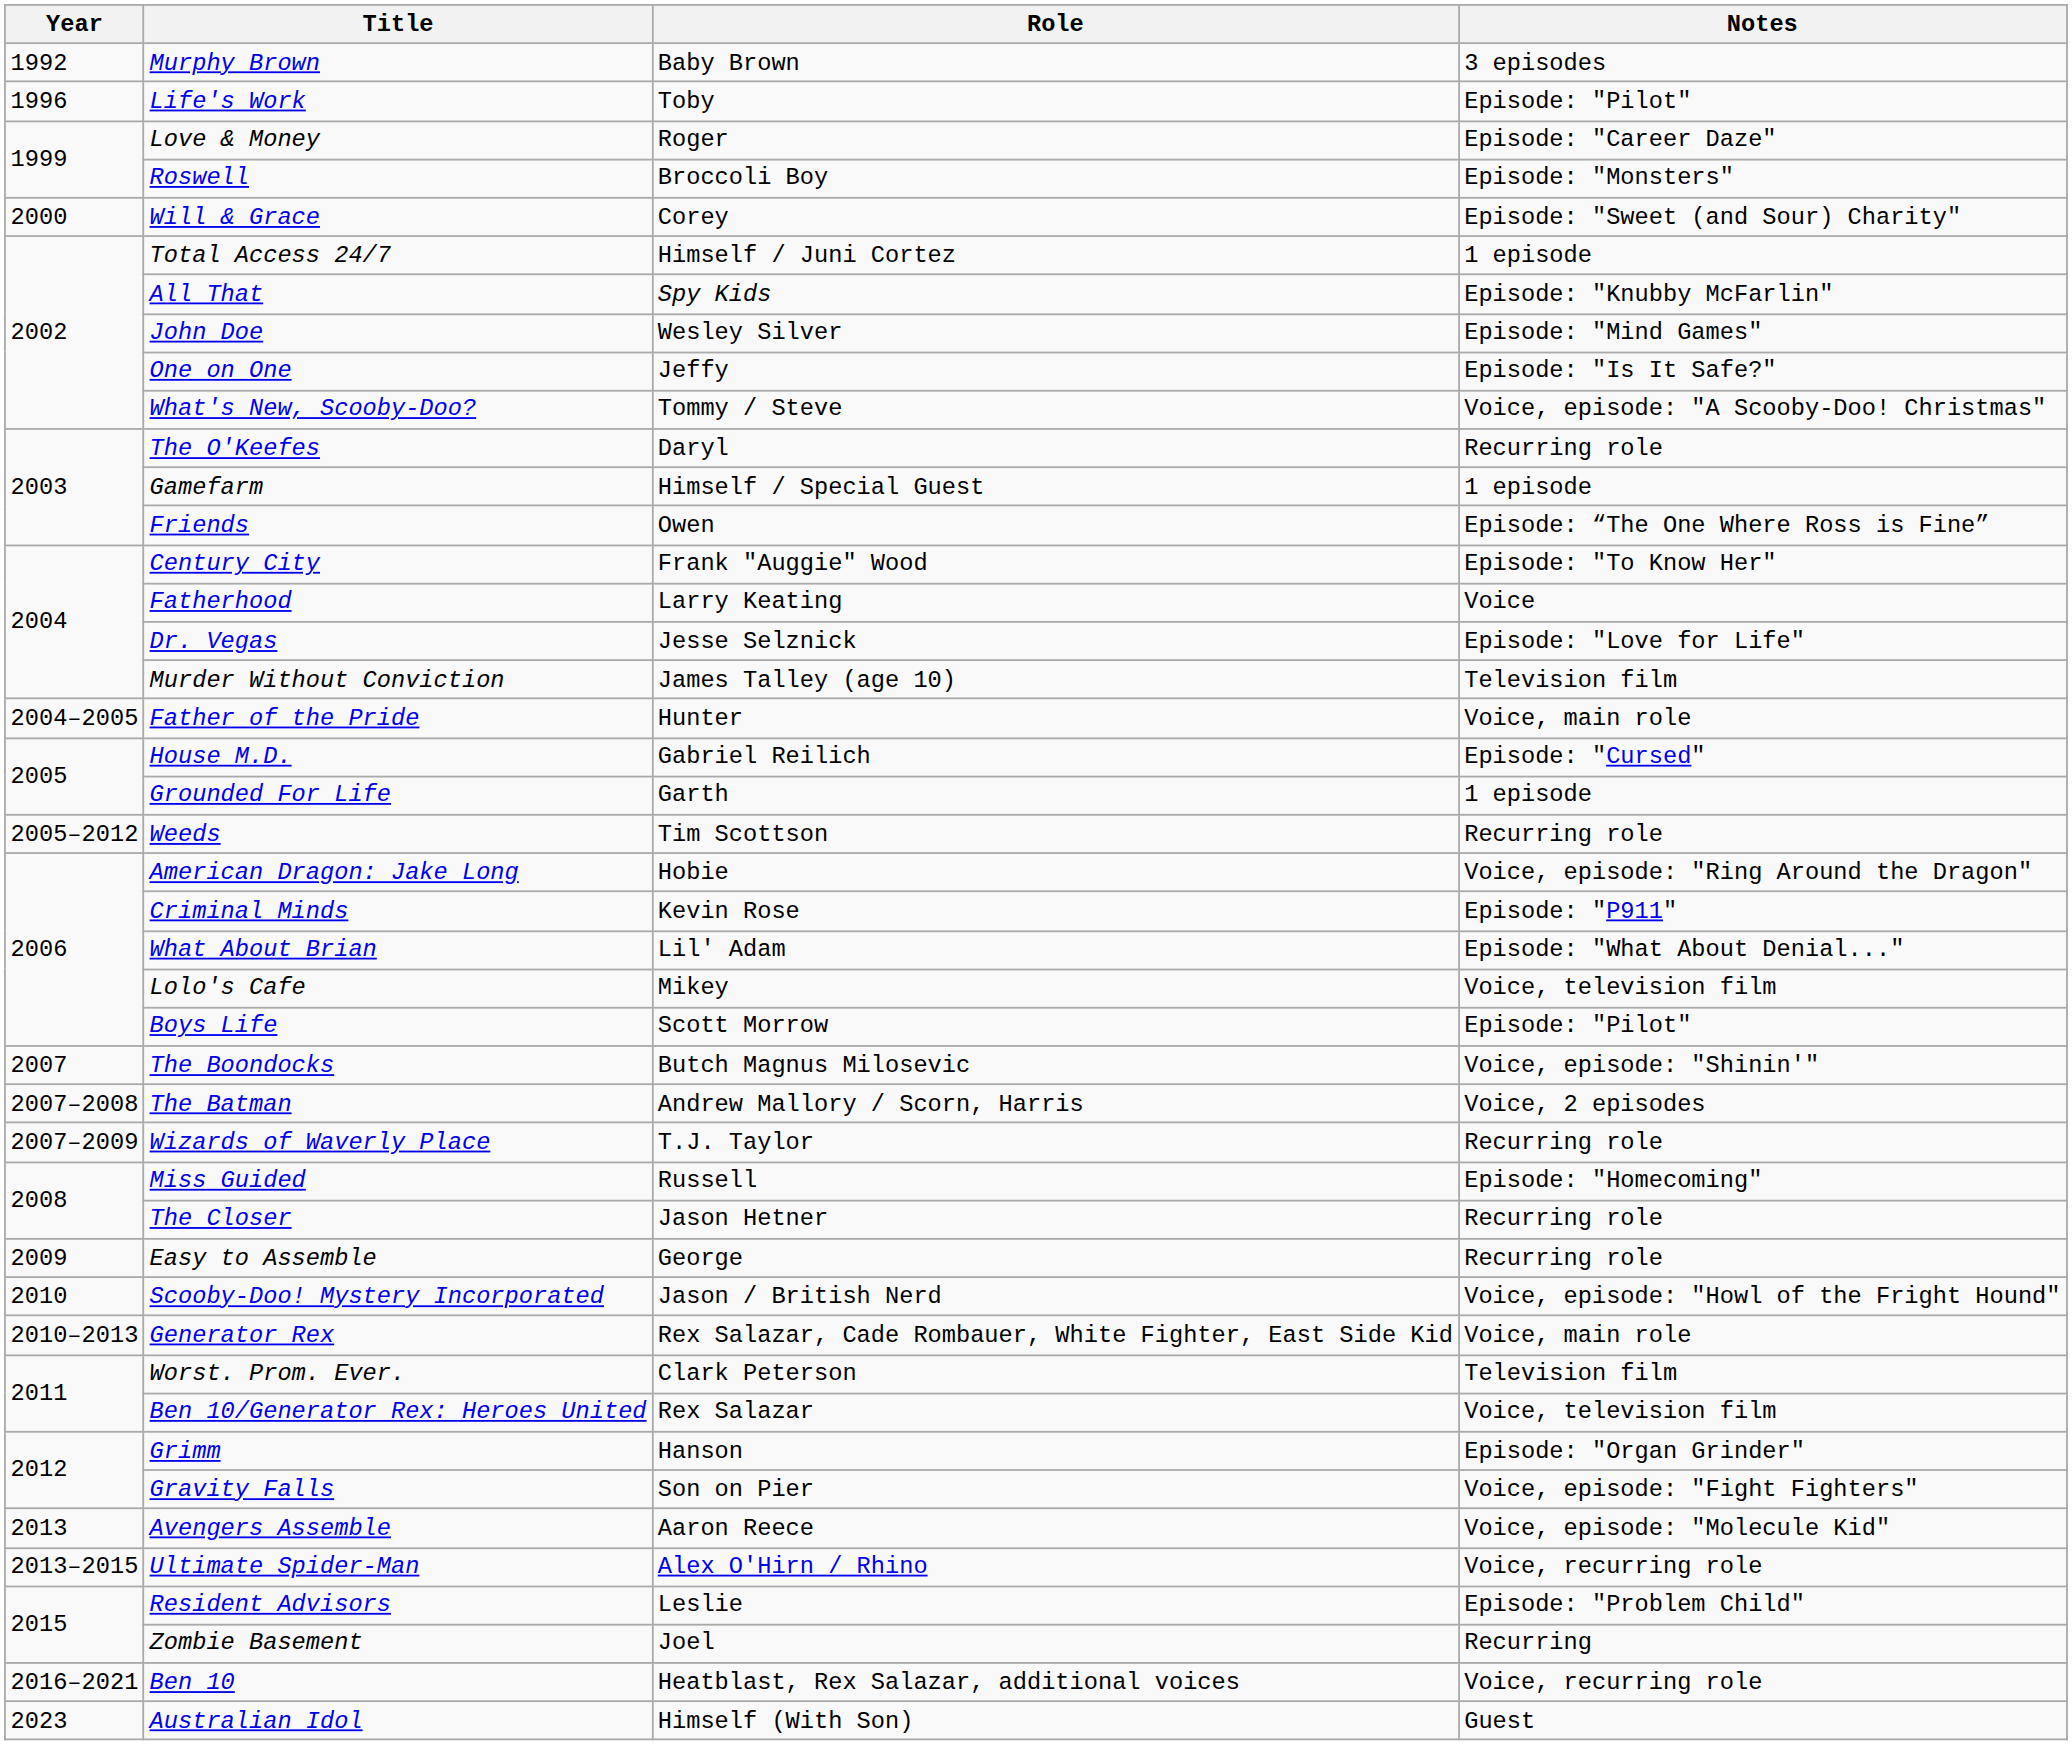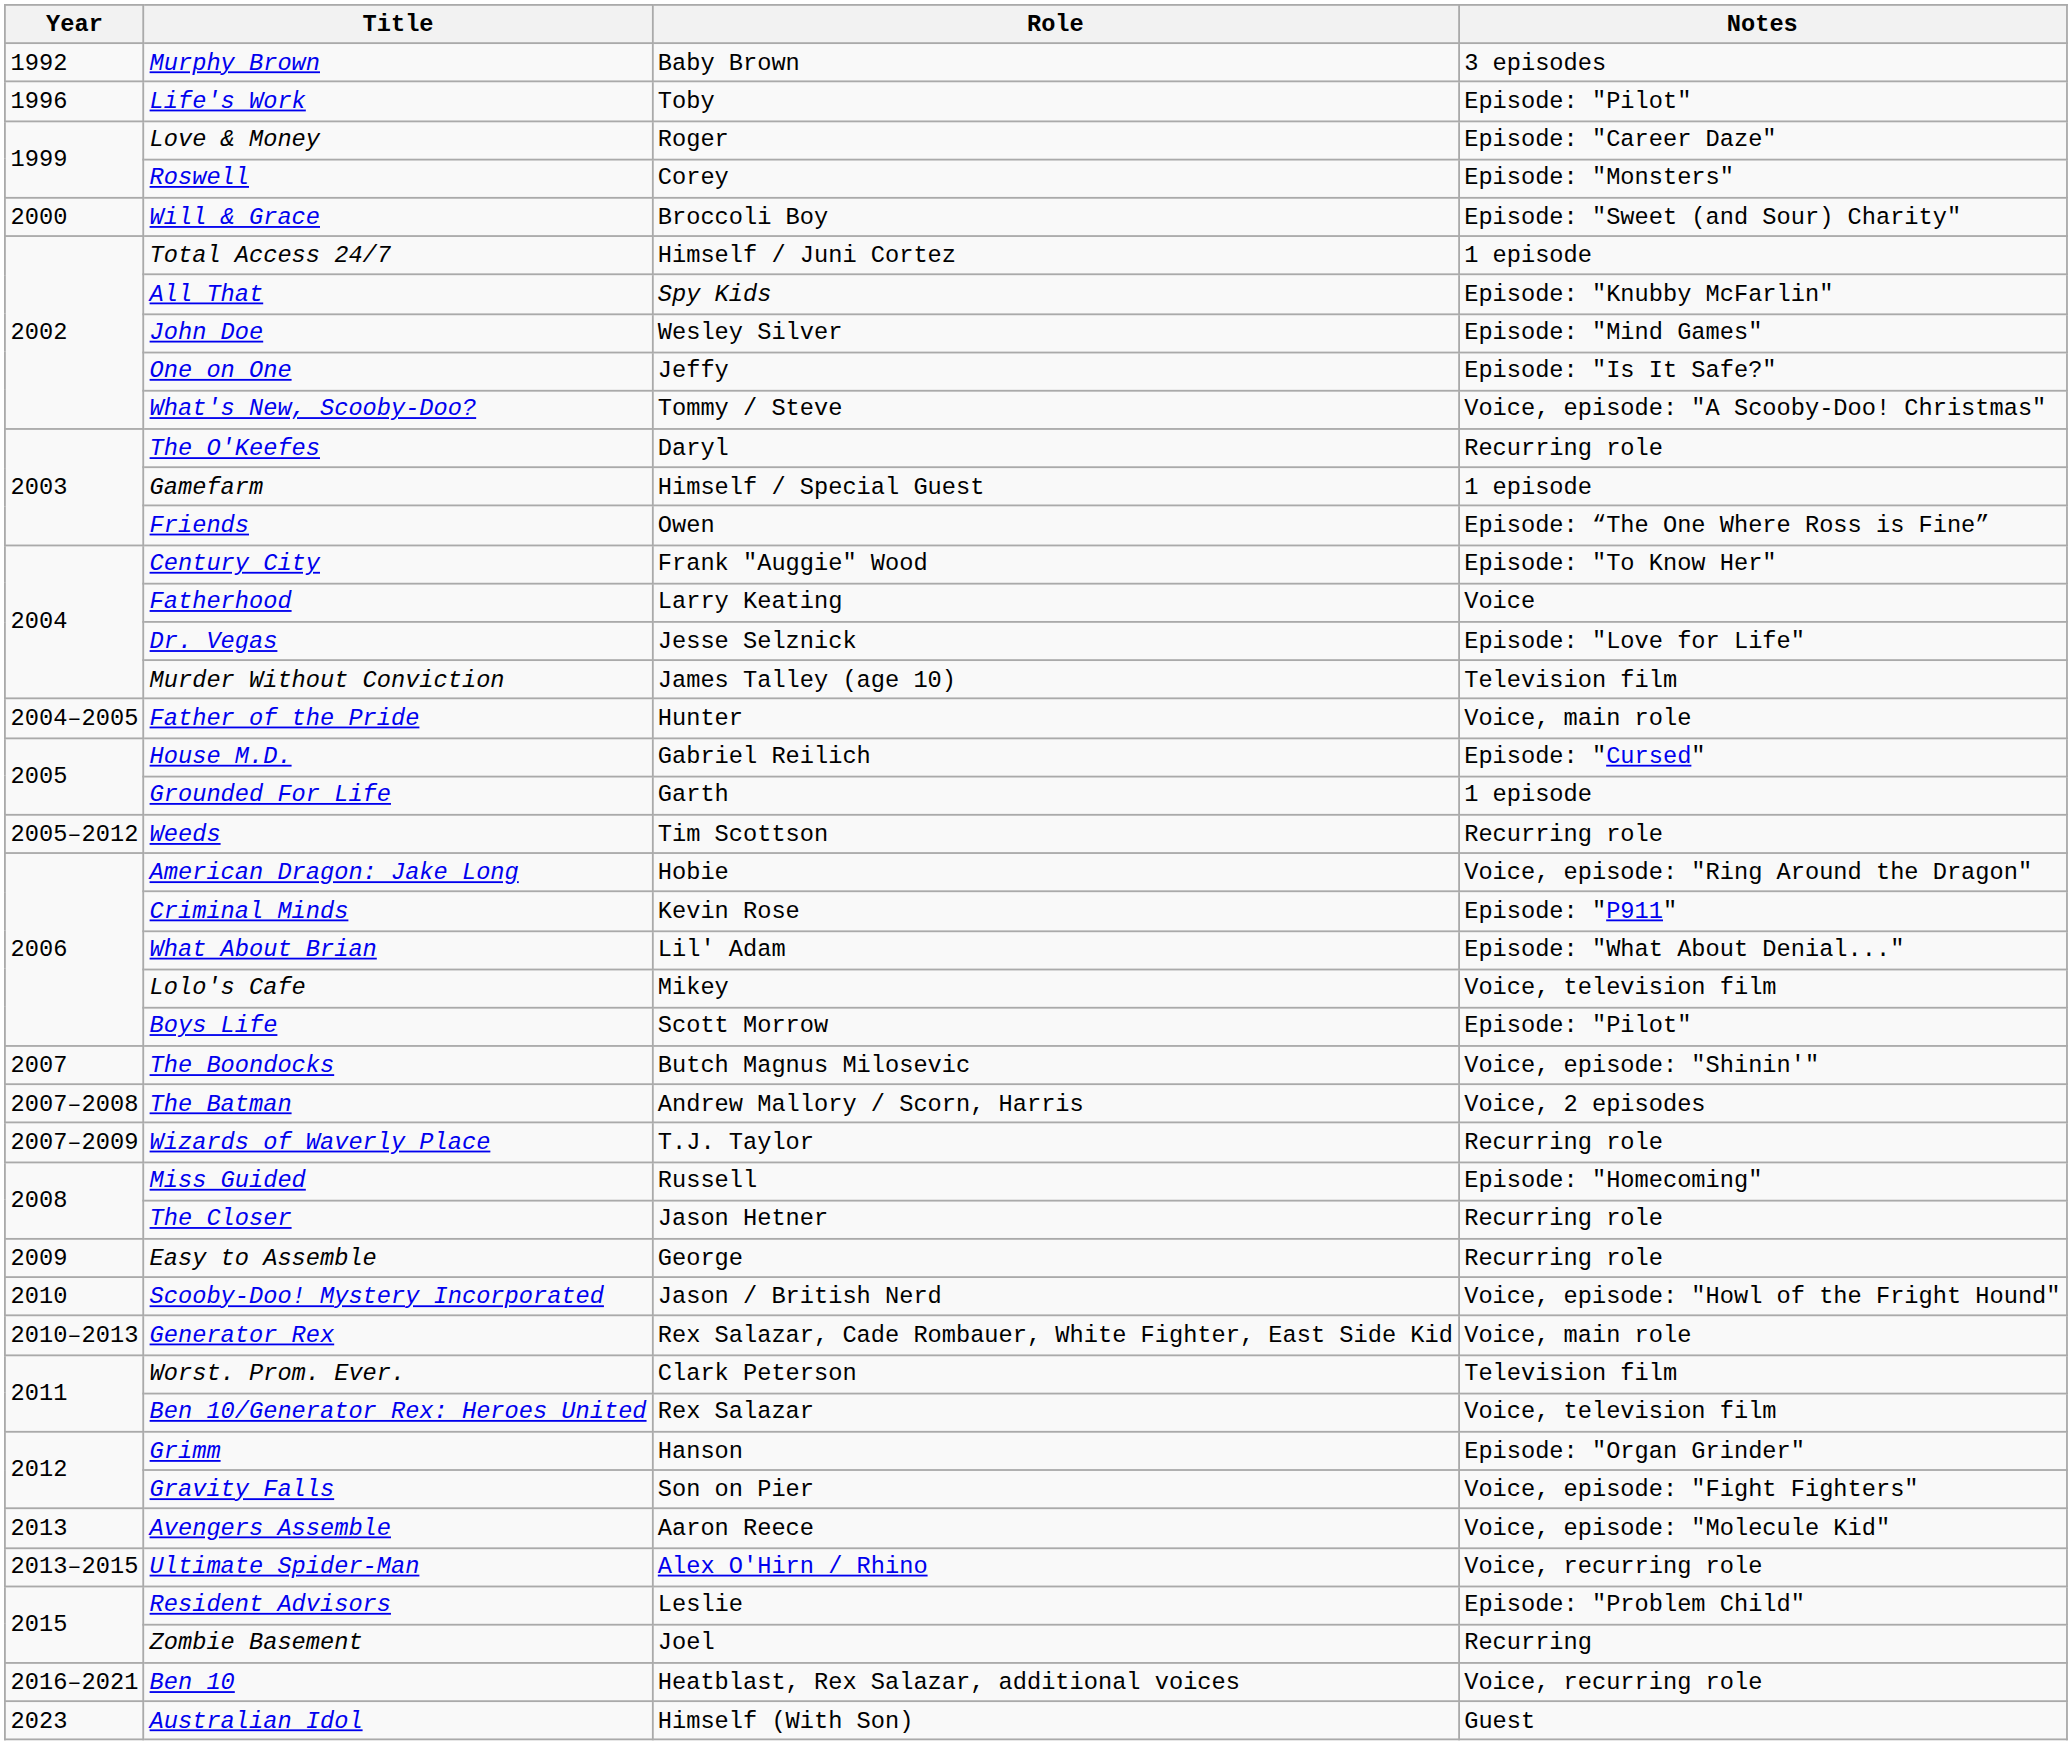(743, 178) Broccoli Boy -> (693, 178) Corey
(693, 217) Corey -> (743, 217) Broccoli Boy
